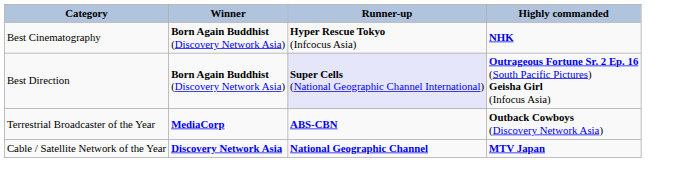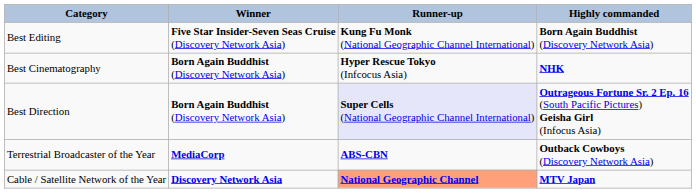+ row: (34, 37)
(359, 148) no background -> (409, 179) lightsalmon background
